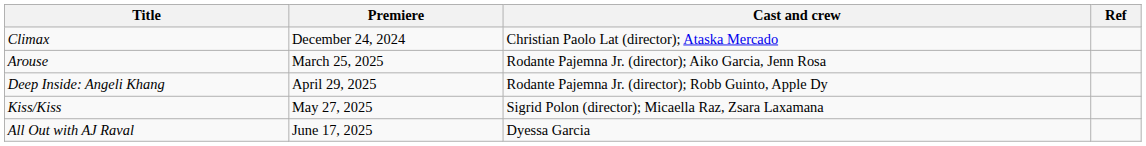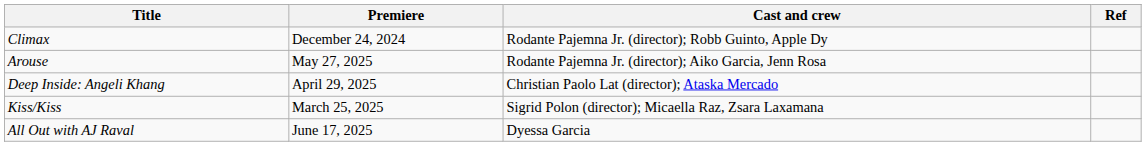(642, 38) Christian Paolo Lat (director); Ataska Mercado -> (667, 38) Rodante Pajemna Jr. (director); Robb Guinto, Apple Dy
(338, 61) March 25, 2025 -> (332, 61) May 27, 2025
(667, 84) Rodante Pajemna Jr. (director); Robb Guinto, Apple Dy -> (642, 84) Christian Paolo Lat (director); Ataska Mercado
(332, 107) May 27, 2025 -> (338, 107) March 25, 2025
